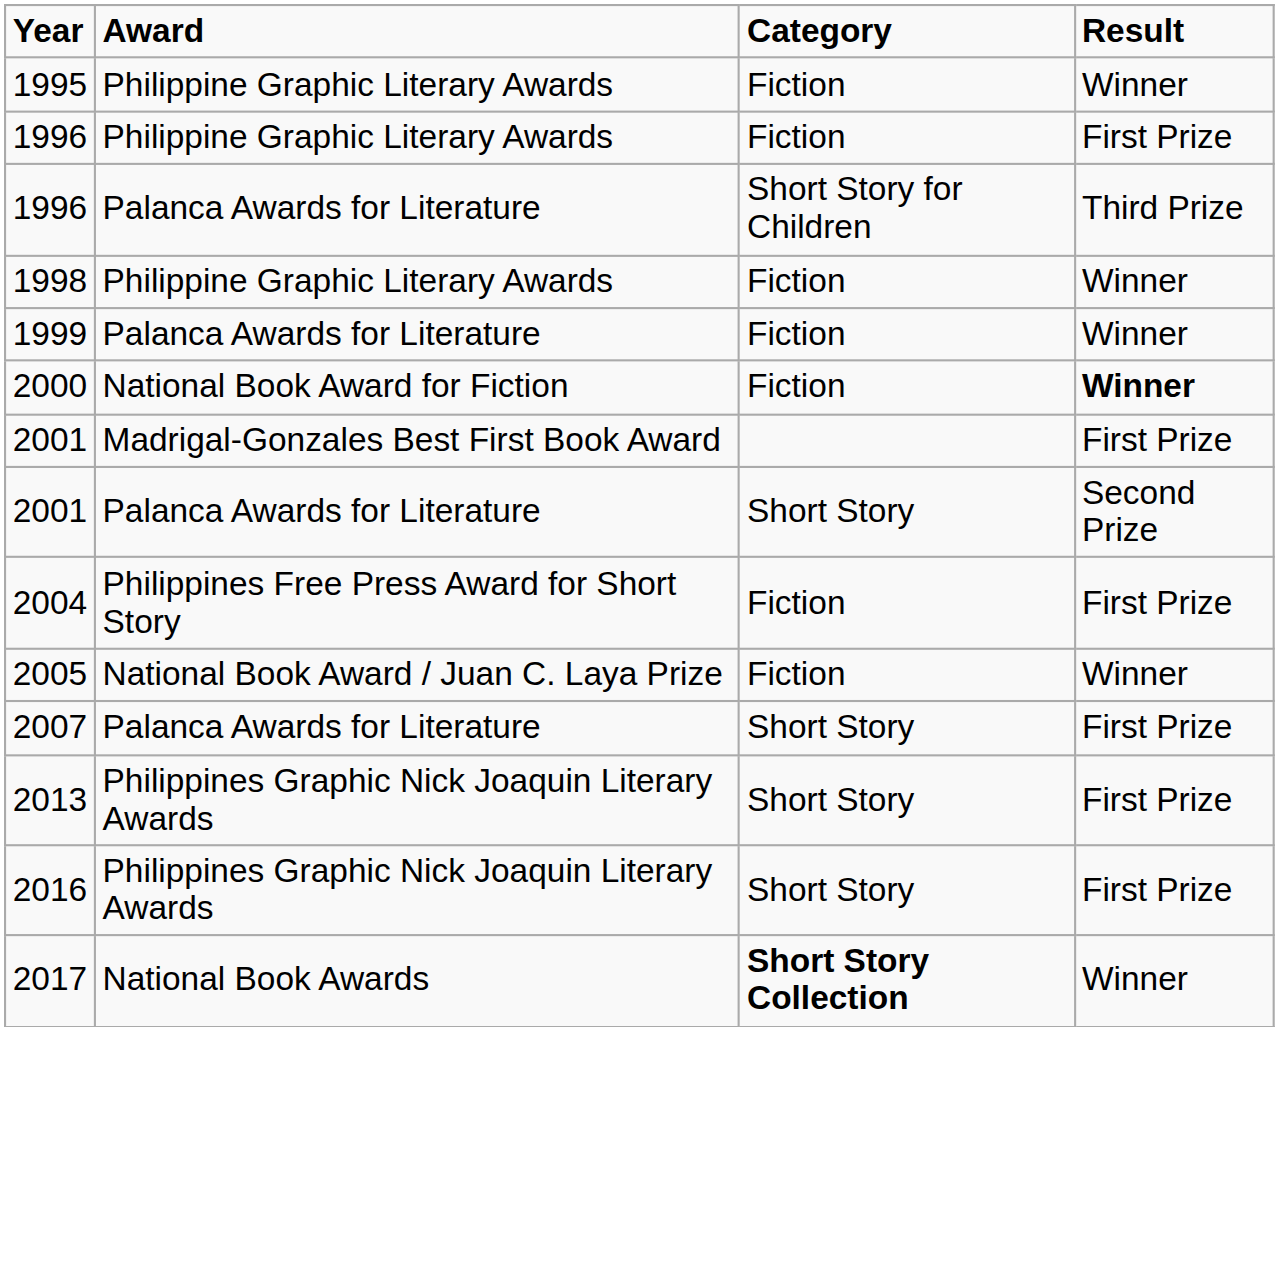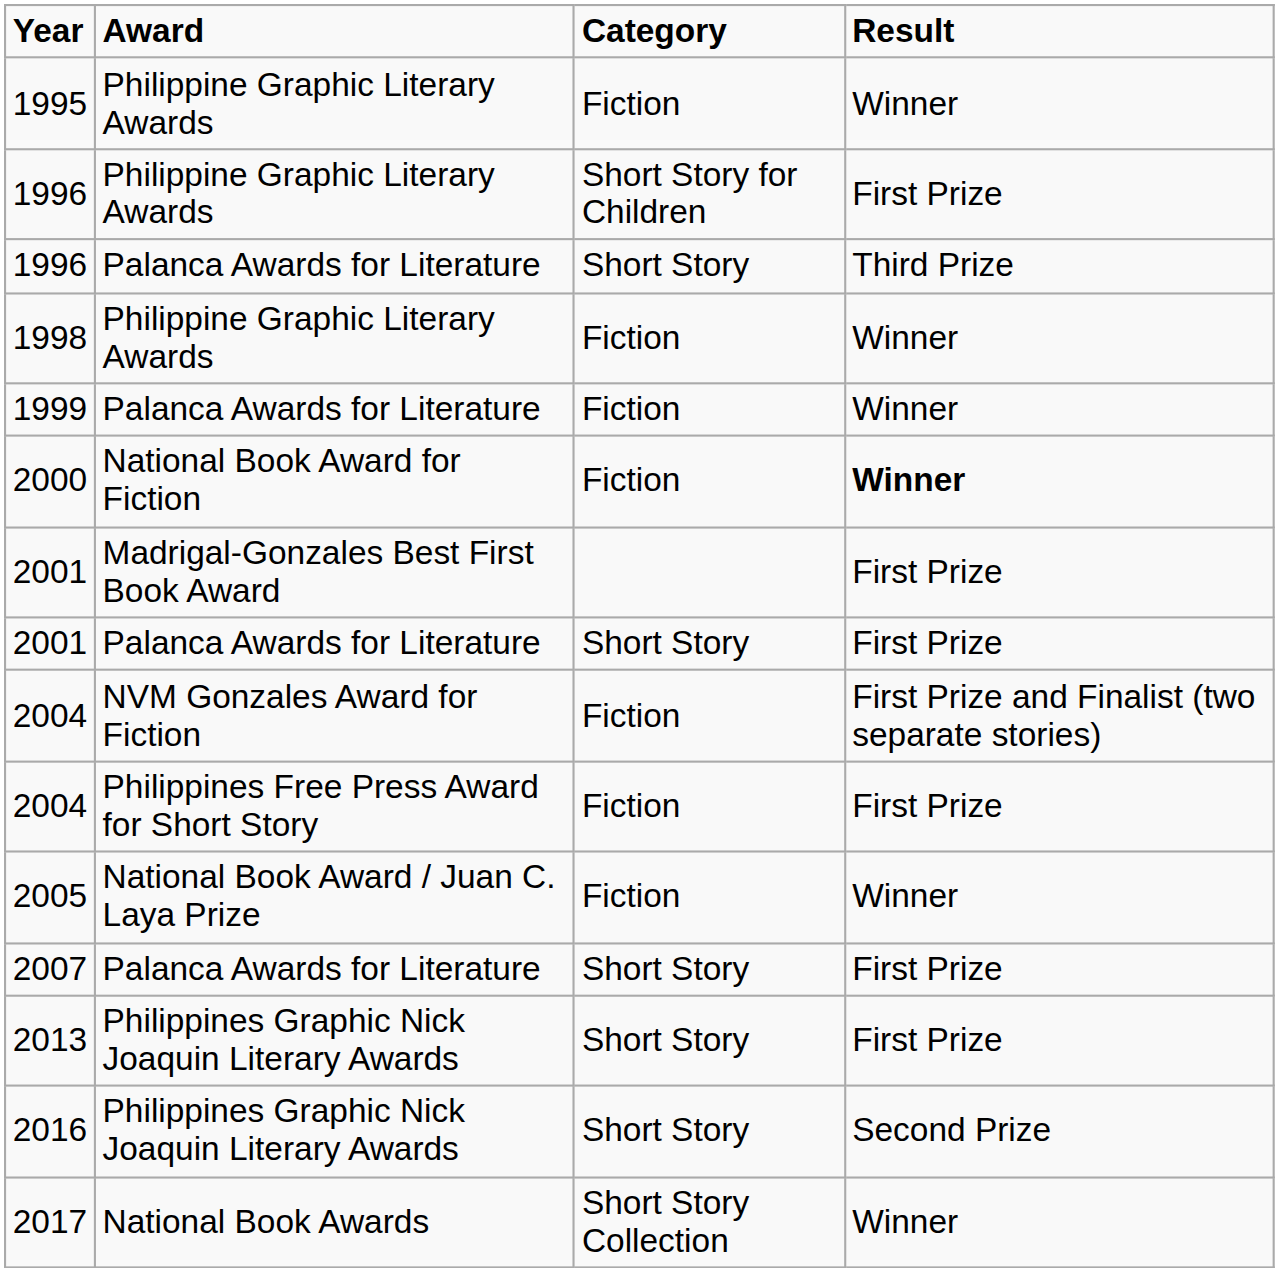(796, 137) Fiction -> (690, 193) Short Story for Children
(855, 208) Short Story for Children -> (666, 265) Short Story
(1139, 511) Second Prize -> (927, 643) First Prize
+ row: (50, 715)
(1157, 889) First Prize -> (952, 1130) Second Prize
(838, 980) bold -> (666, 1221) normal
